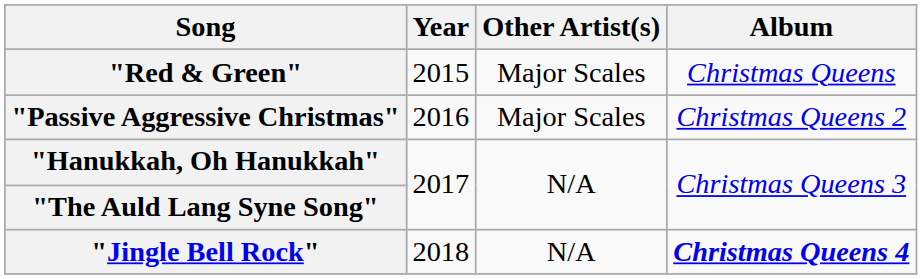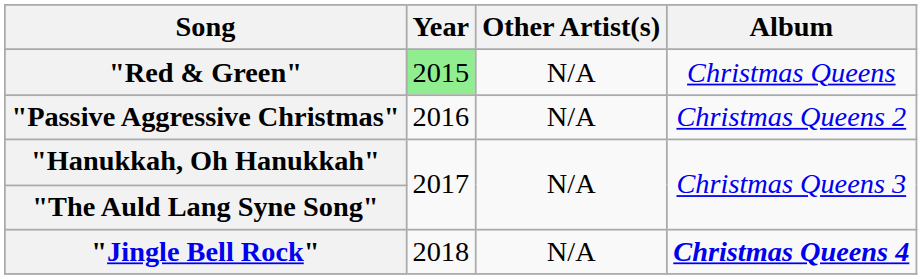(441, 71) no background -> (441, 71) lightgreen background
(571, 71) Major Scales -> (571, 71) N/A
(571, 116) Major Scales -> (571, 116) N/A
